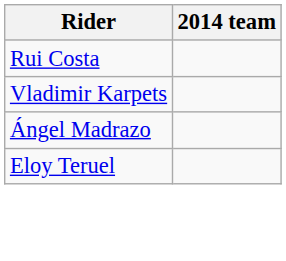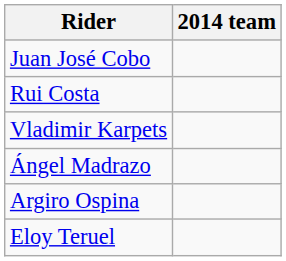+ row: (80, 58)
+ row: (75, 201)
